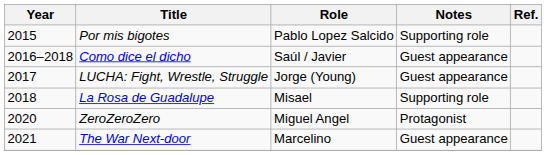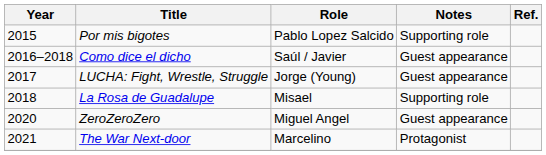(433, 118) Protagonist -> (454, 118) Guest appearance
(454, 139) Guest appearance -> (433, 139) Protagonist
